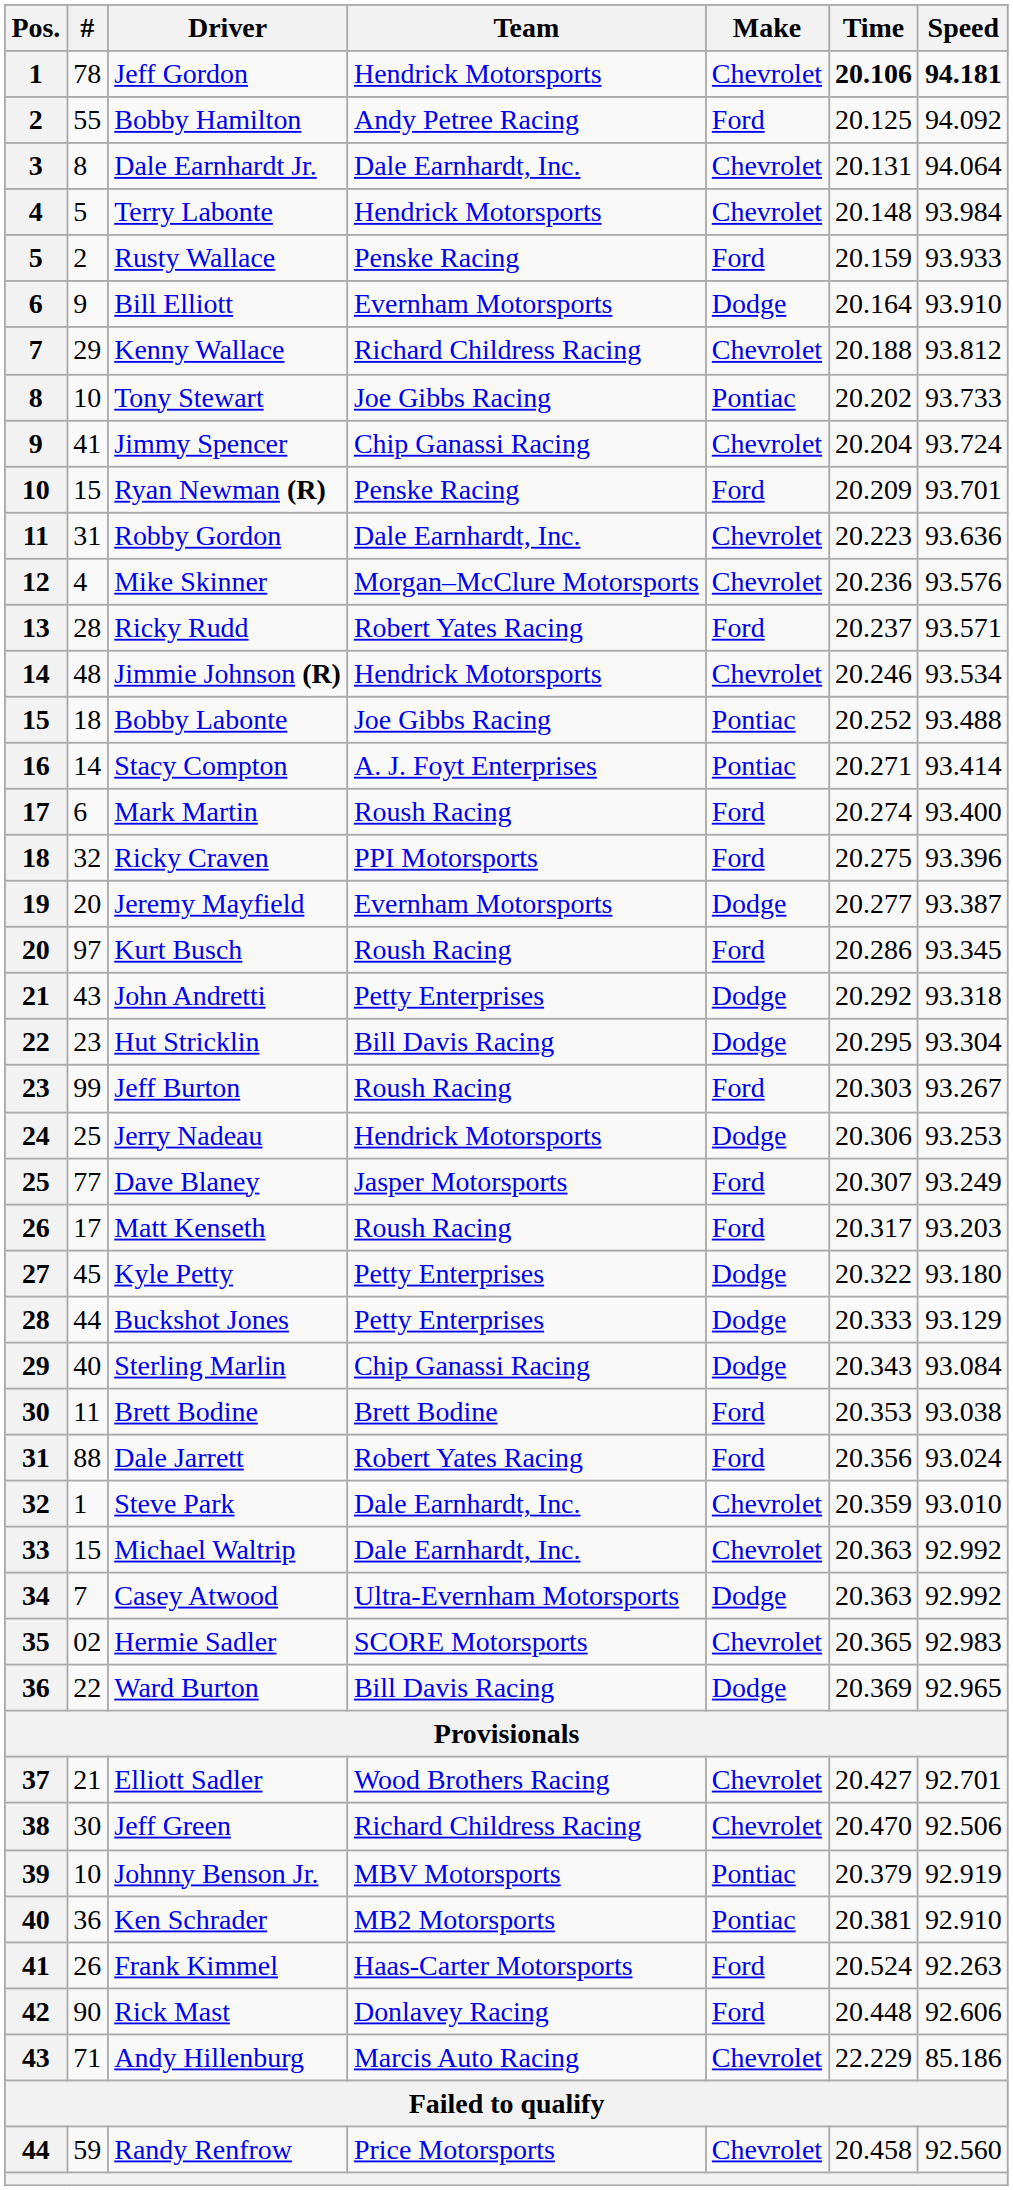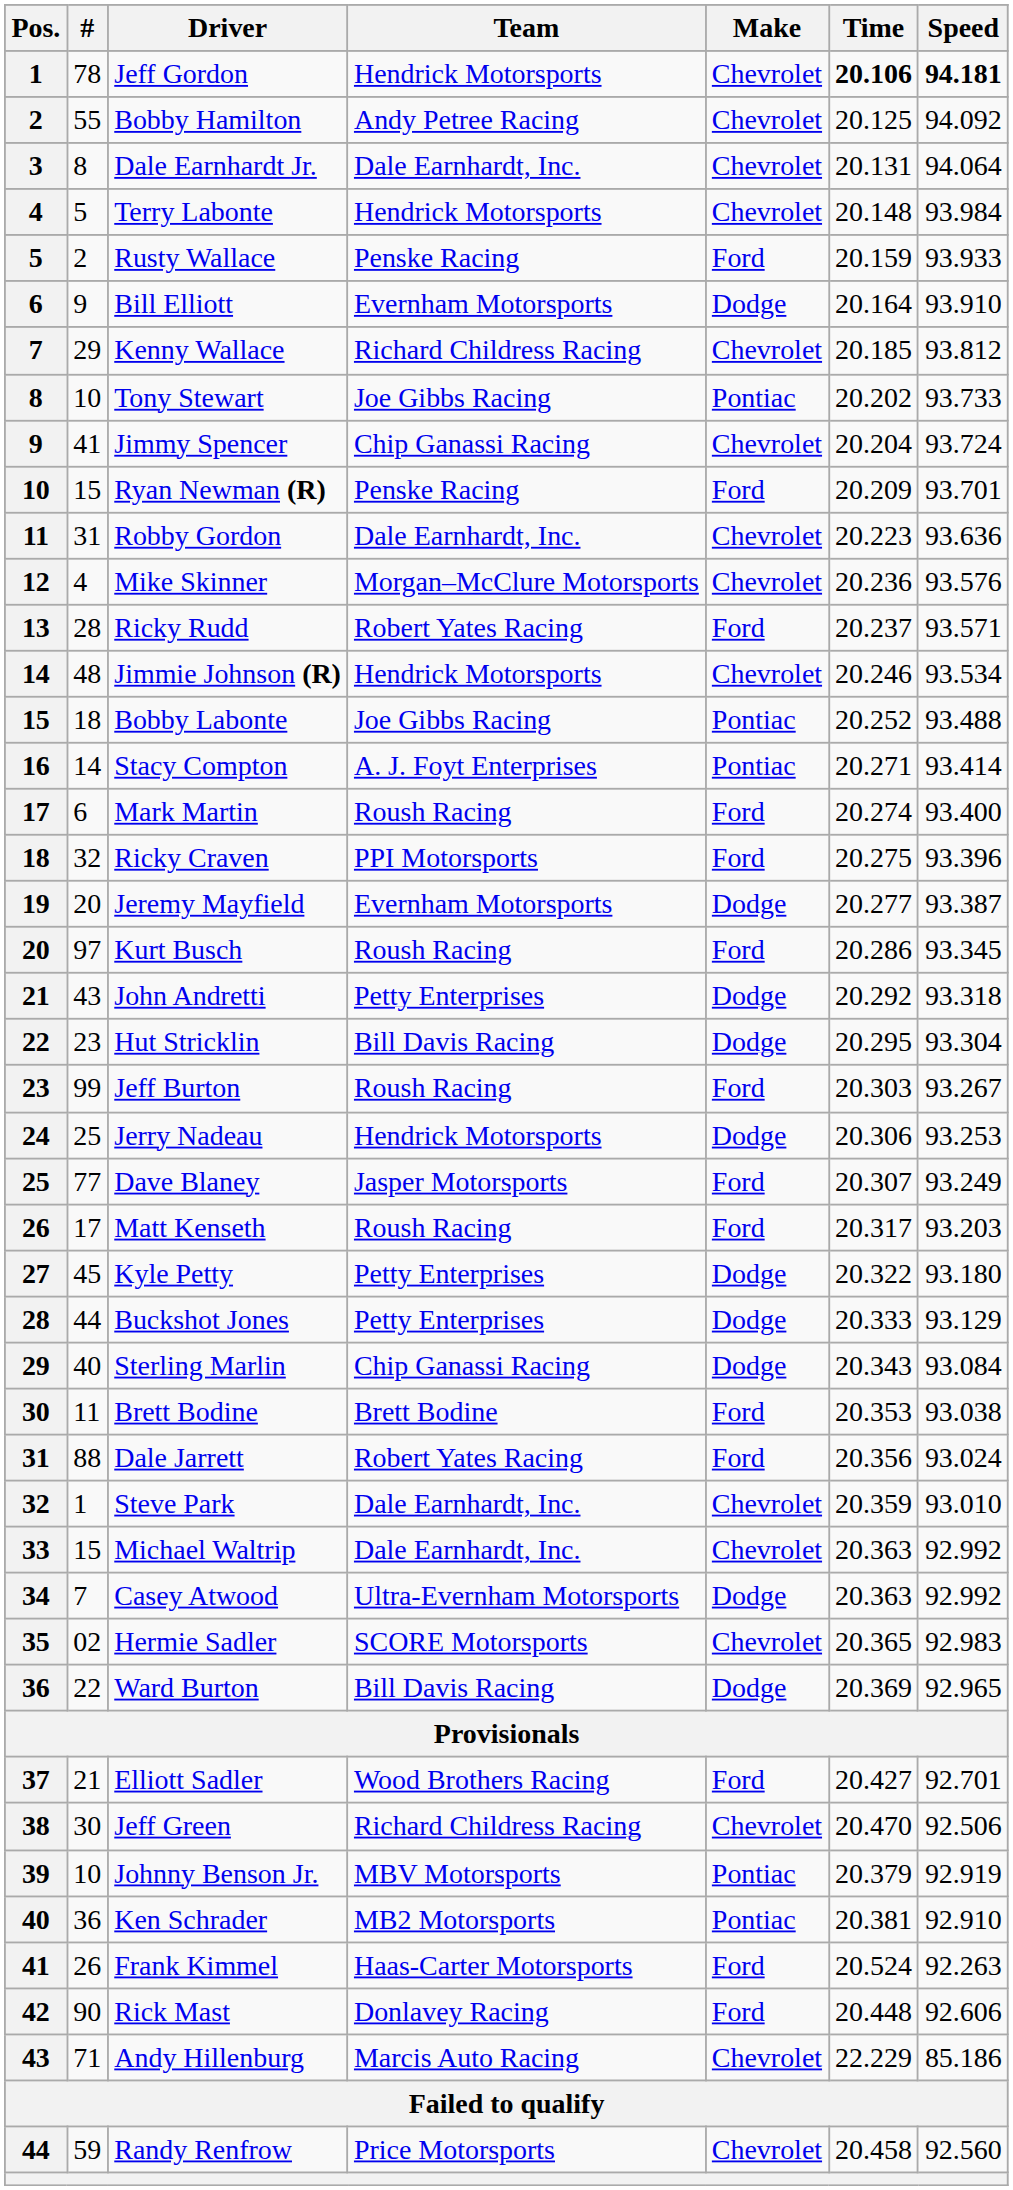(738, 119) Ford -> (767, 119) Chevrolet
(873, 350) 20.188 -> (873, 350) 20.185
(767, 1780) Chevrolet -> (738, 1780) Ford
